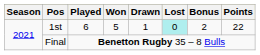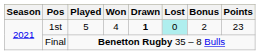(86, 27) 6 -> (86, 27) 5
(116, 27) 5 -> (116, 27) 4
(145, 27) normal -> (145, 27) bold
(238, 27) 22 -> (238, 27) 23
